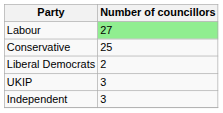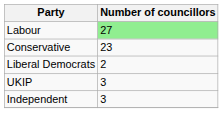(106, 47) 25 -> (106, 47) 23
